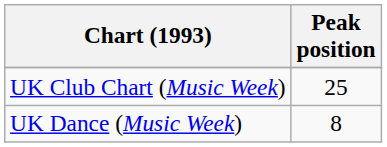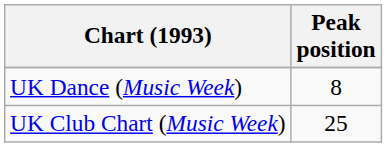rows swapped: (126, 123) <-> (148, 86)
